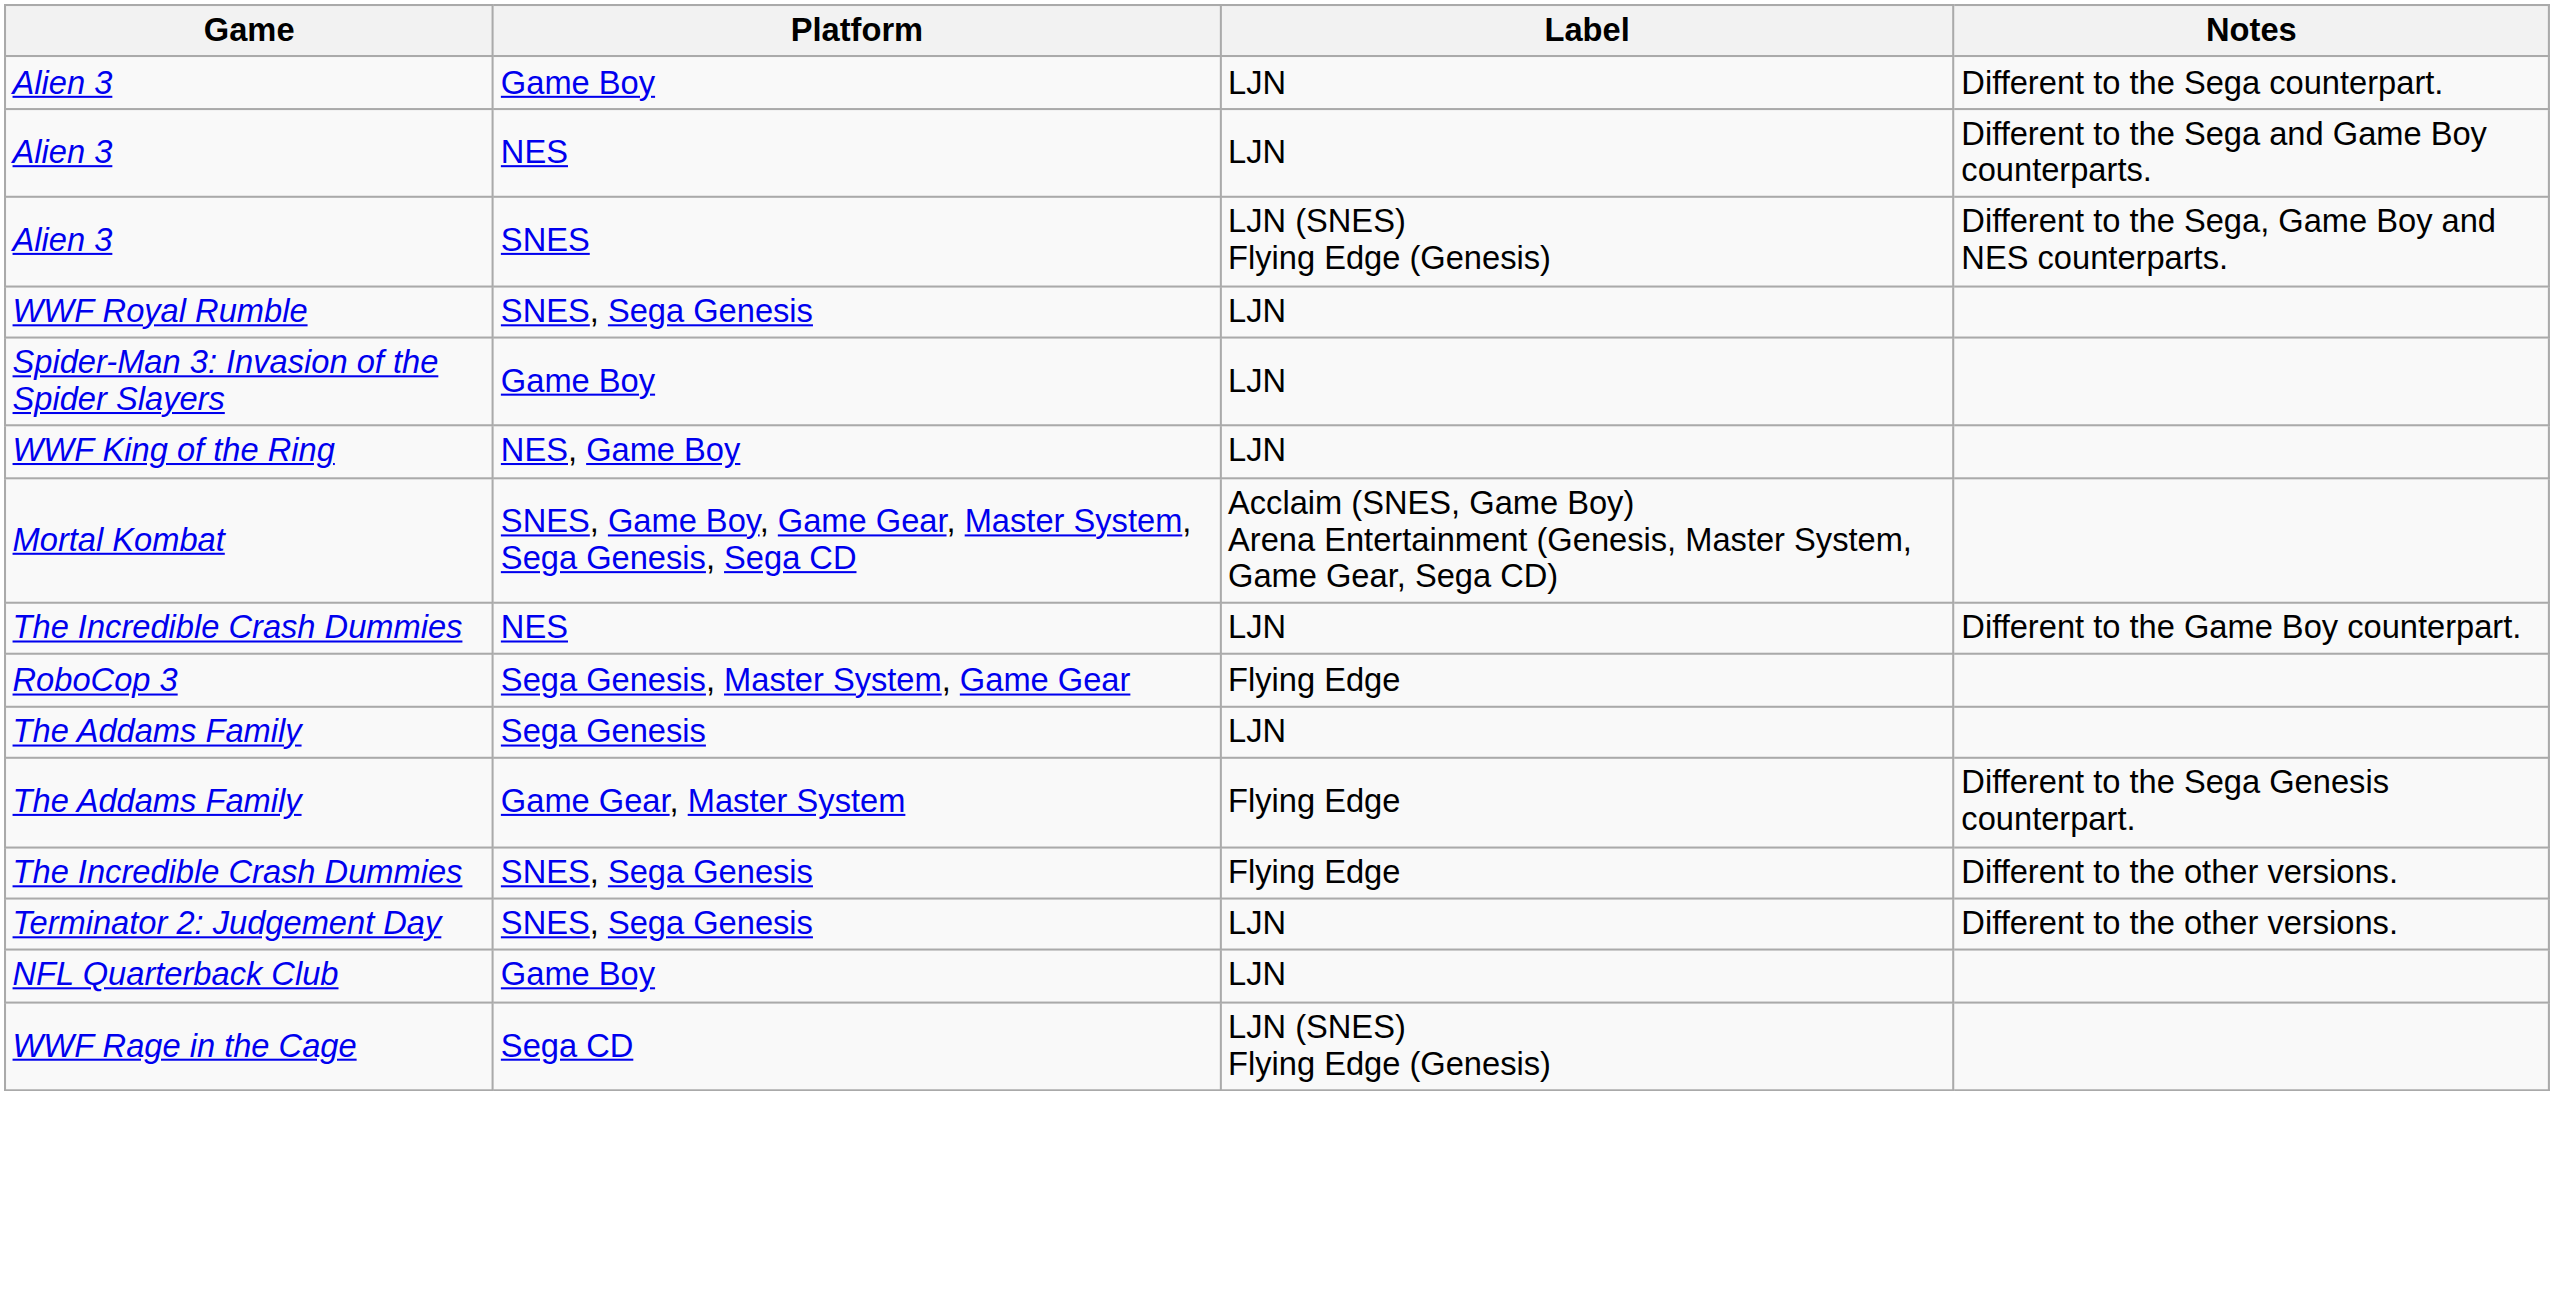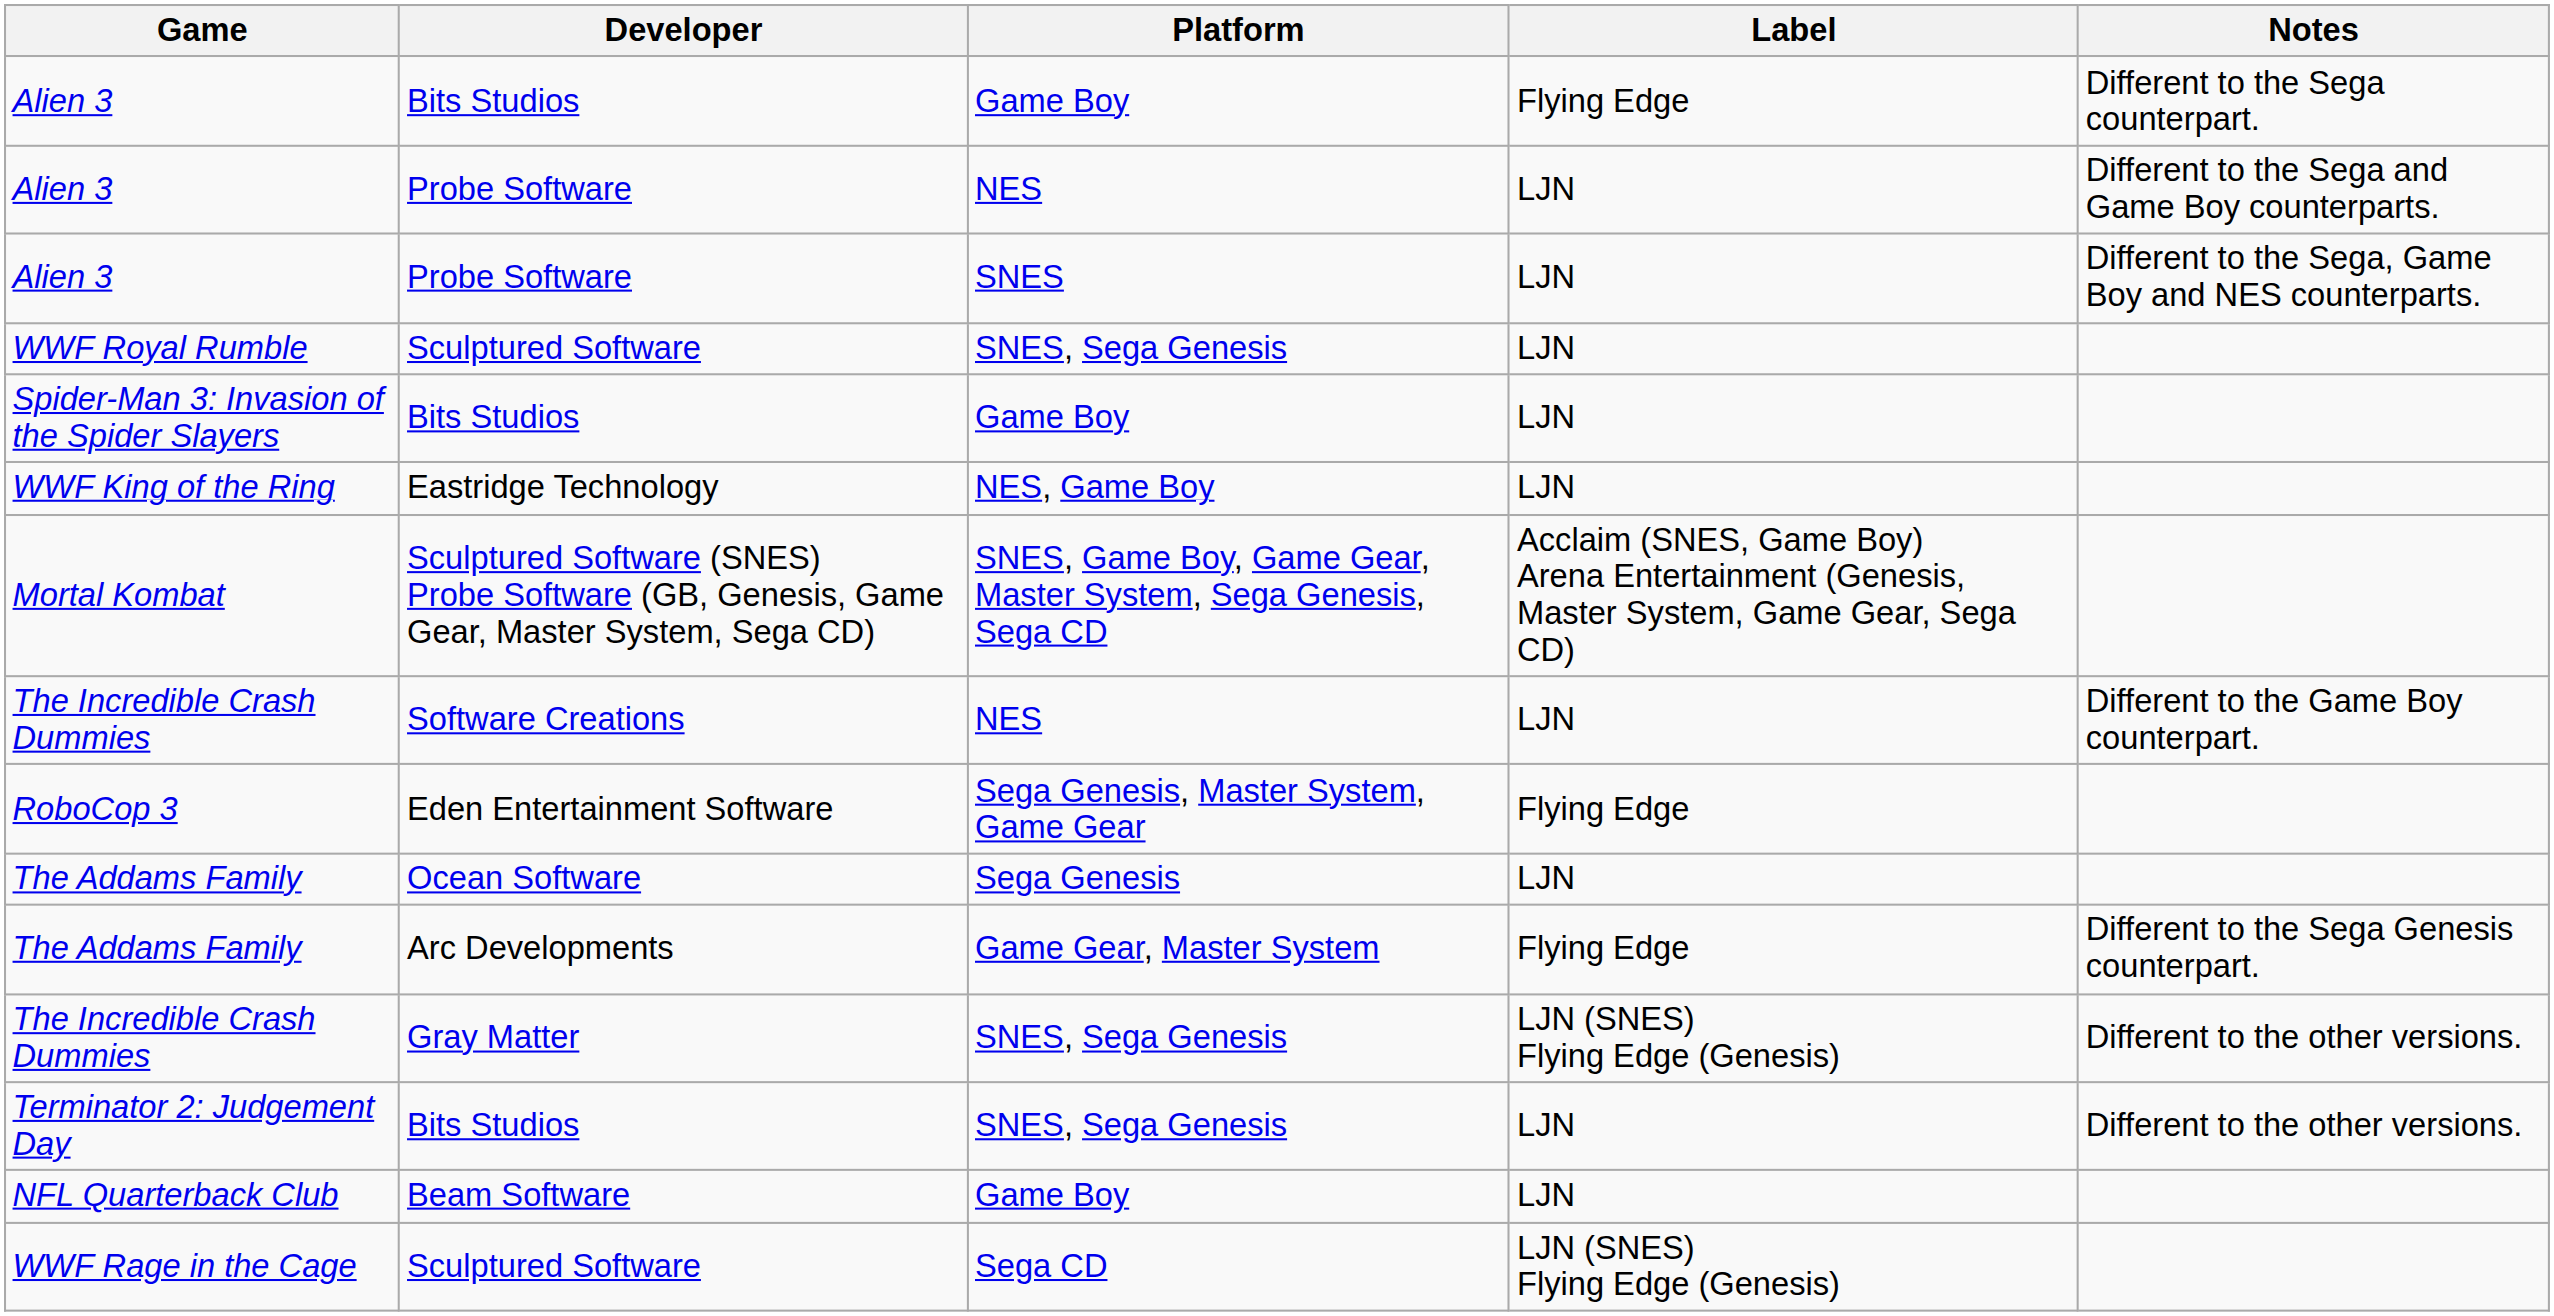+ column: (683, 30)
(1257, 82) LJN -> (1603, 100) Flying Edge
(1389, 240) LJN (SNES) Flying Edge (Genesis) -> (1546, 277) LJN
(1314, 871) Flying Edge -> (1678, 1037) LJN (SNES) Flying Edge (Genesis)
